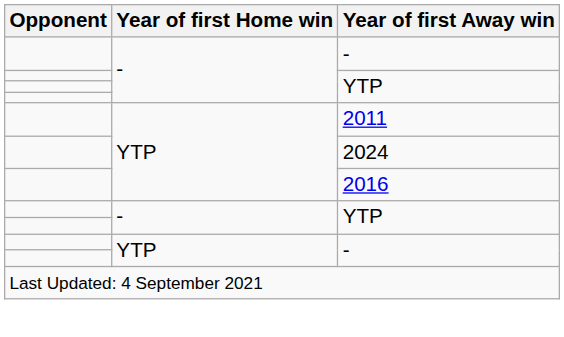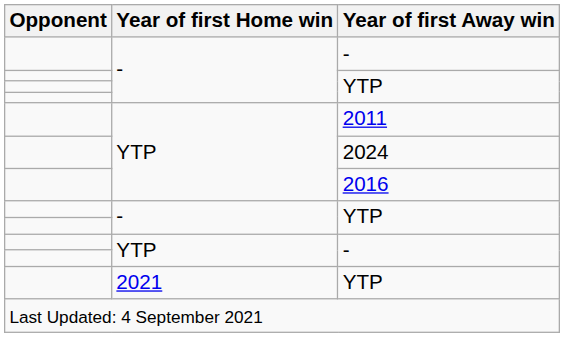+ row: (139, 282)
